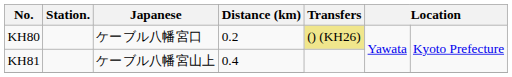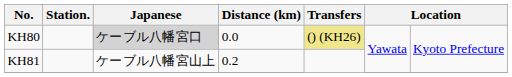(149, 36) no background -> (149, 36) lightgrey background
(230, 37) 0.2 -> (230, 37) 0.0
(230, 60) 0.4 -> (230, 60) 0.2
